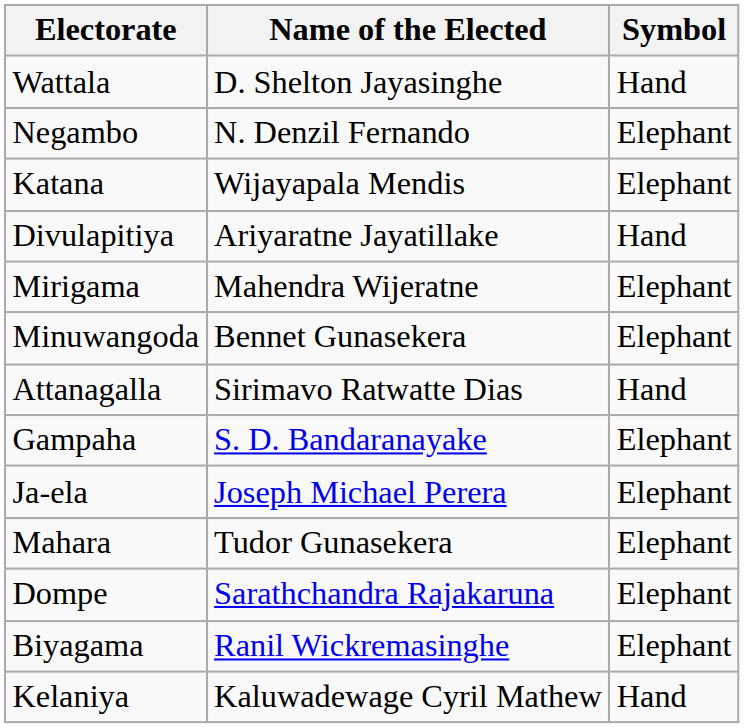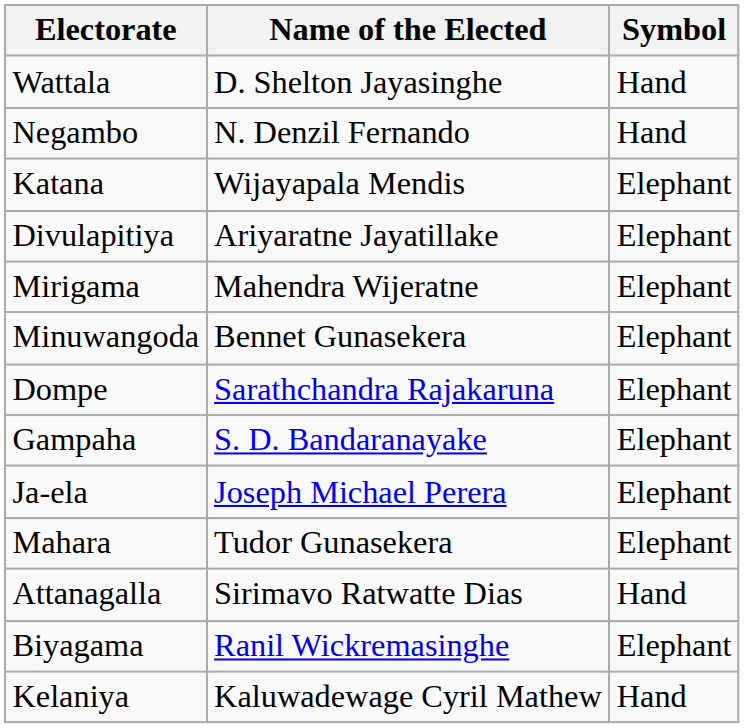(674, 132) Elephant -> (652, 132) Hand
(652, 235) Hand -> (674, 235) Elephant
rows swapped: (87, 388) <-> (60, 593)
